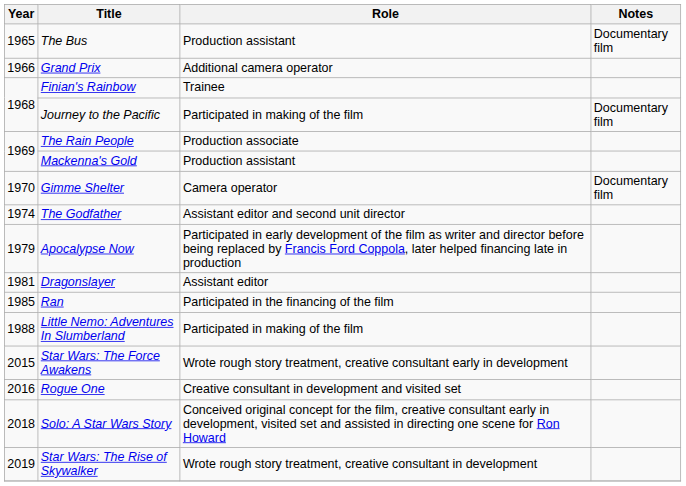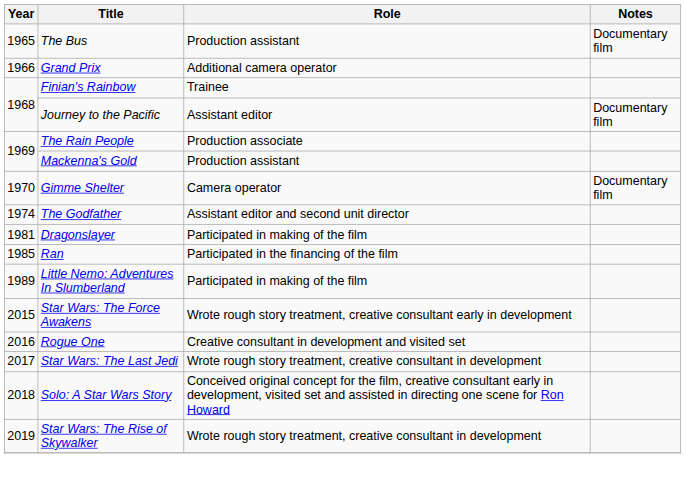(273, 114) Participated in making of the film -> (230, 114) Assistant editor
- row: (87, 248)
(226, 282) Assistant editor -> (277, 234) Participated in making of the film
(21, 329) 1988 -> (21, 281) 1989
+ row: (109, 361)
